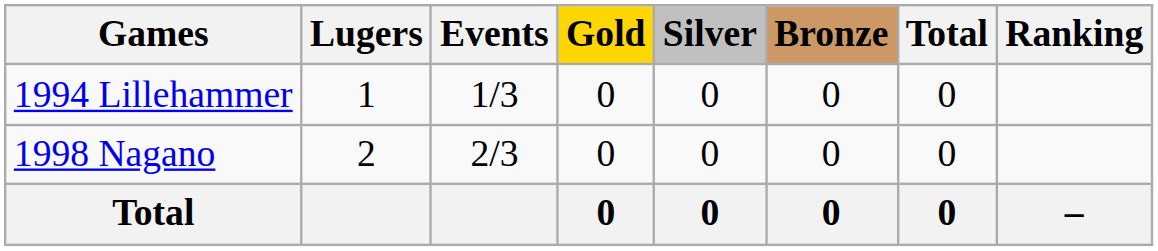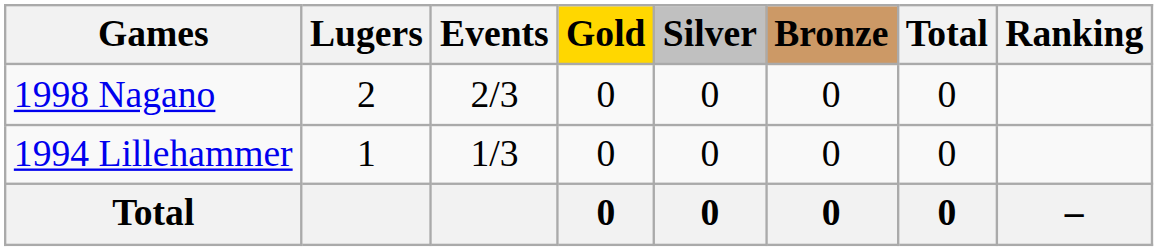rows swapped: (153, 93) <-> (115, 153)
